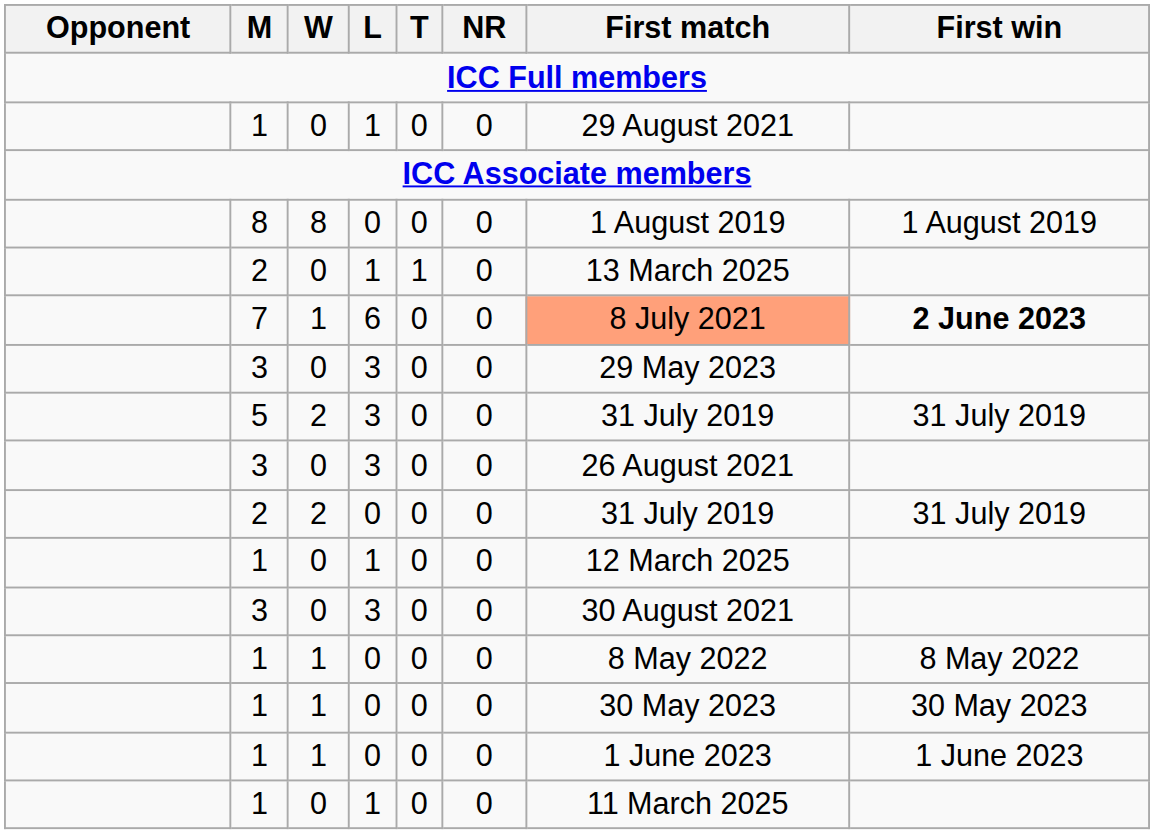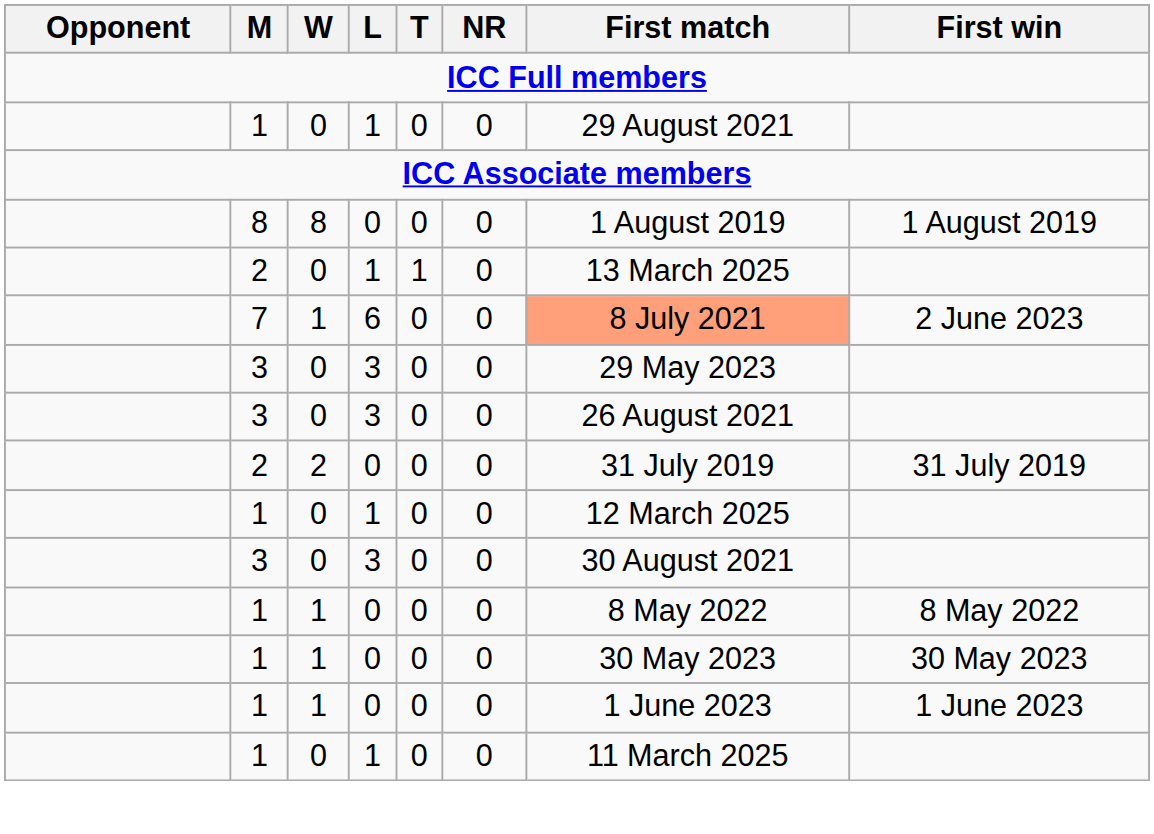(999, 319) bold -> (999, 319) normal
- row: (259, 416)
